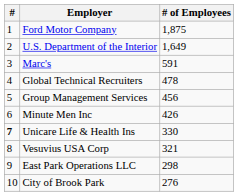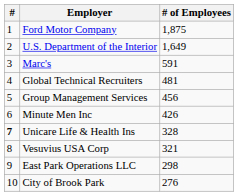(170, 81) 478 -> (170, 81) 481
(170, 132) 330 -> (170, 132) 328
